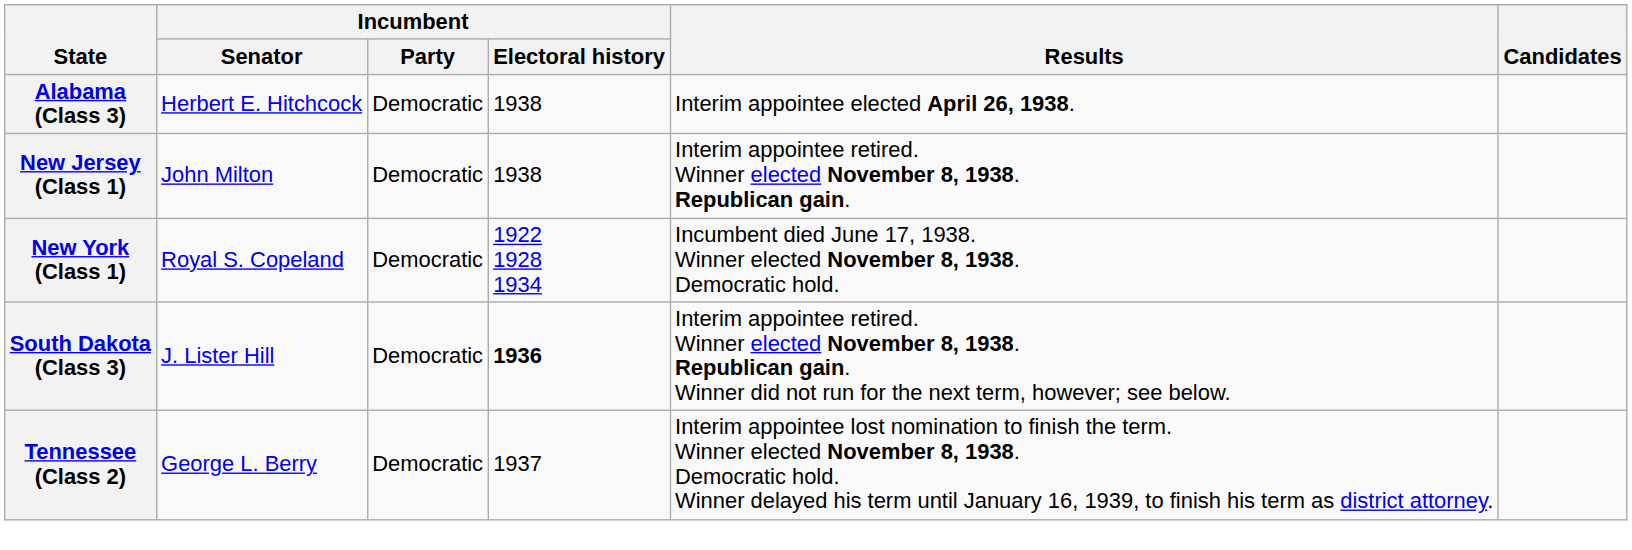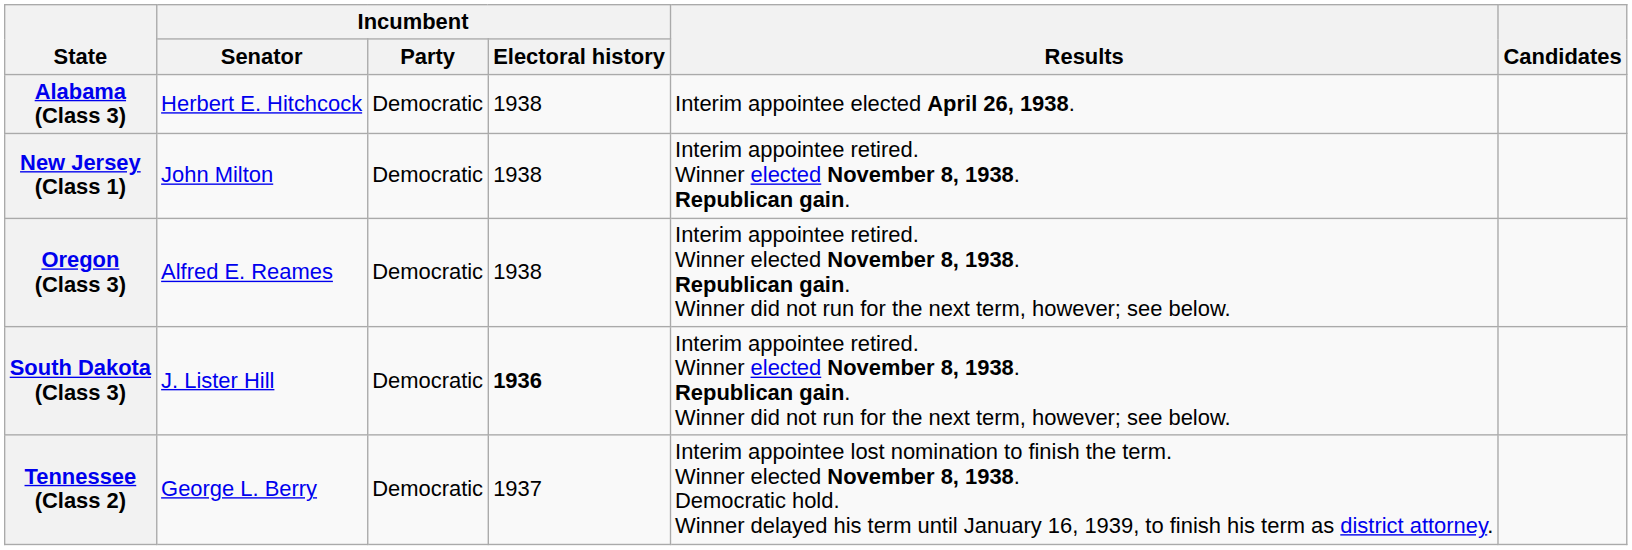- row: (80, 259)
+ row: (80, 271)
